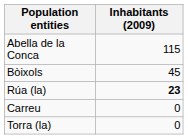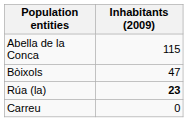(174, 73) 45 -> (174, 73) 47
- row: (29, 125)
